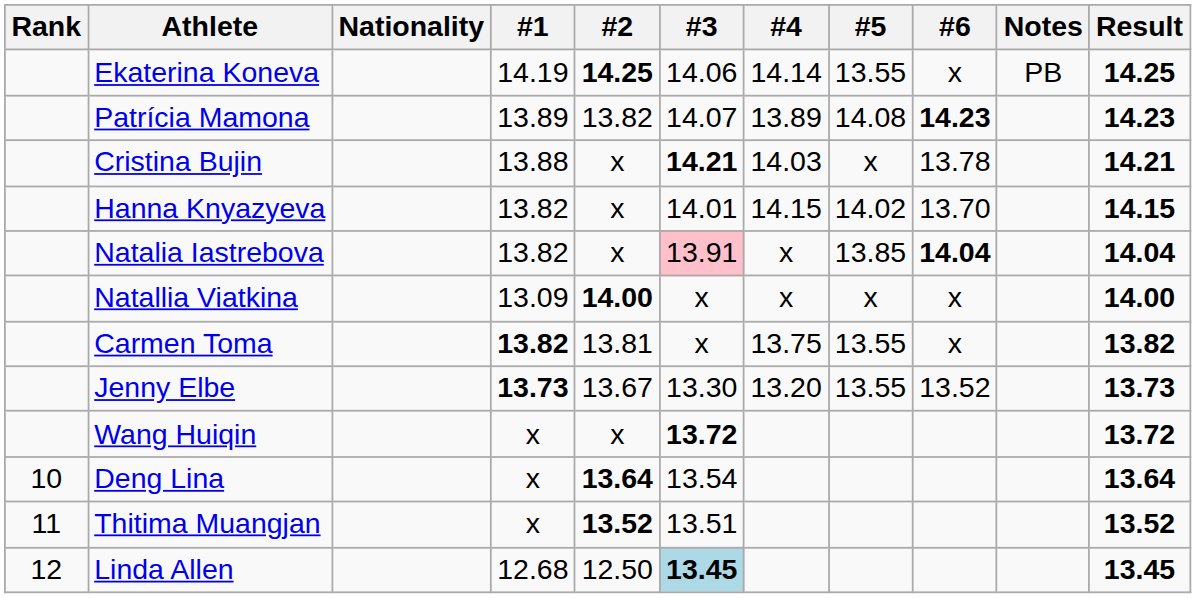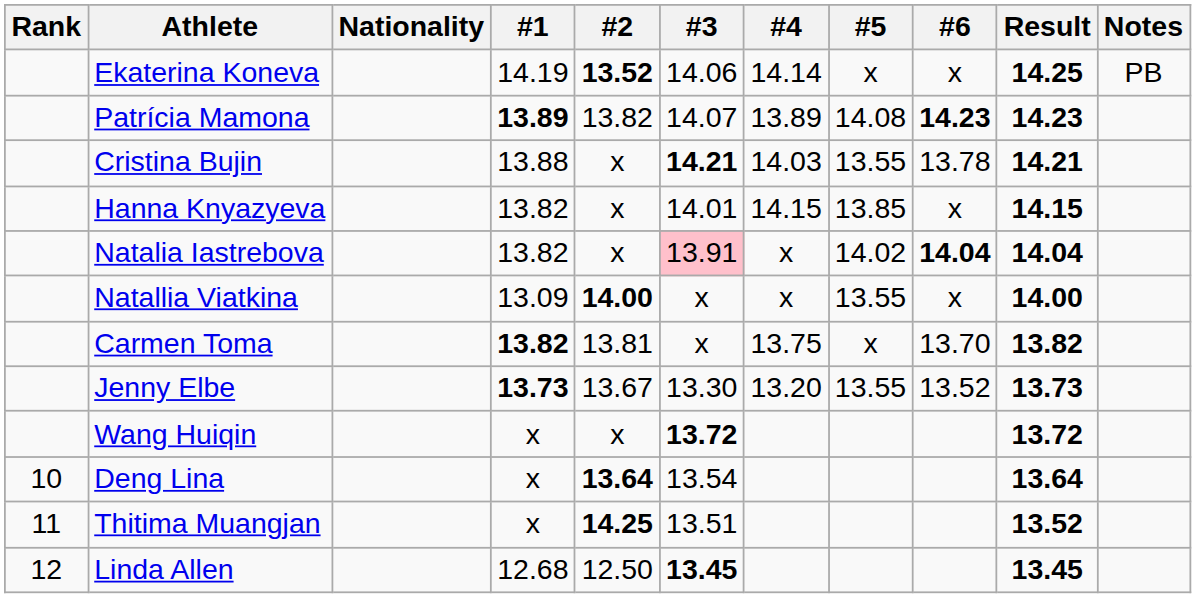columns swapped: (1139, 27) <-> (1043, 27)
(617, 72) 14.25 -> (617, 72) 13.52
(871, 72) 13.55 -> (870, 72) x
(533, 117) normal -> (533, 117) bold
(870, 162) x -> (871, 162) 13.55
(871, 207) 14.02 -> (871, 207) 13.85
(955, 207) 13.70 -> (955, 207) x
(871, 252) 13.85 -> (871, 252) 14.02
(870, 298) x -> (871, 298) 13.55
(871, 343) 13.55 -> (870, 343) x
(955, 343) x -> (955, 343) 13.70
(617, 523) 13.52 -> (617, 523) 14.25
(702, 569) lightblue background -> (702, 569) no background
